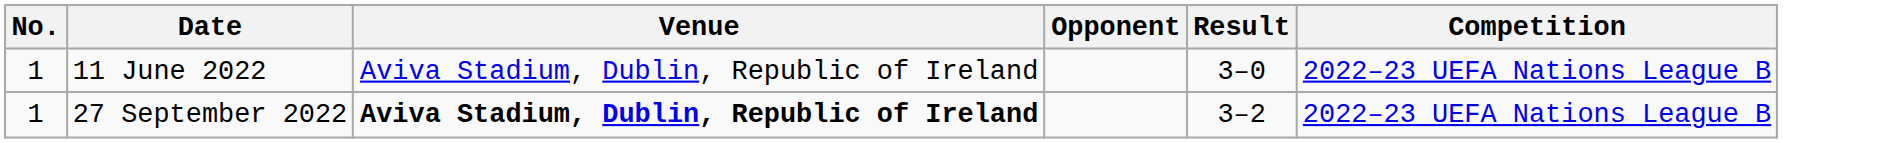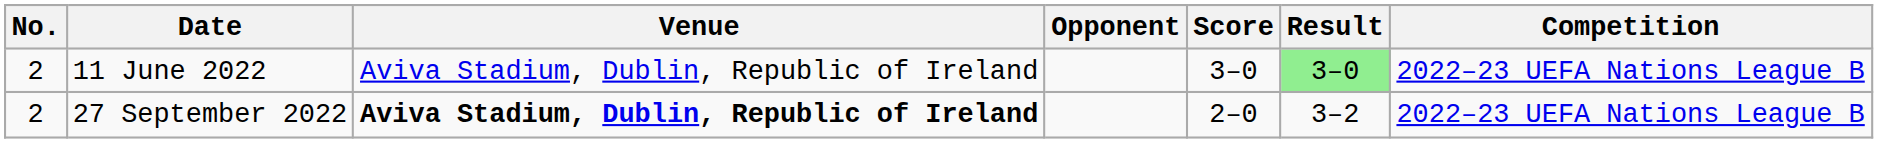+ column: (1234, 27)
(36, 71) 1 -> (36, 71) 2
(1242, 71) no background -> (1335, 71) lightgreen background
(36, 115) 1 -> (36, 115) 2
